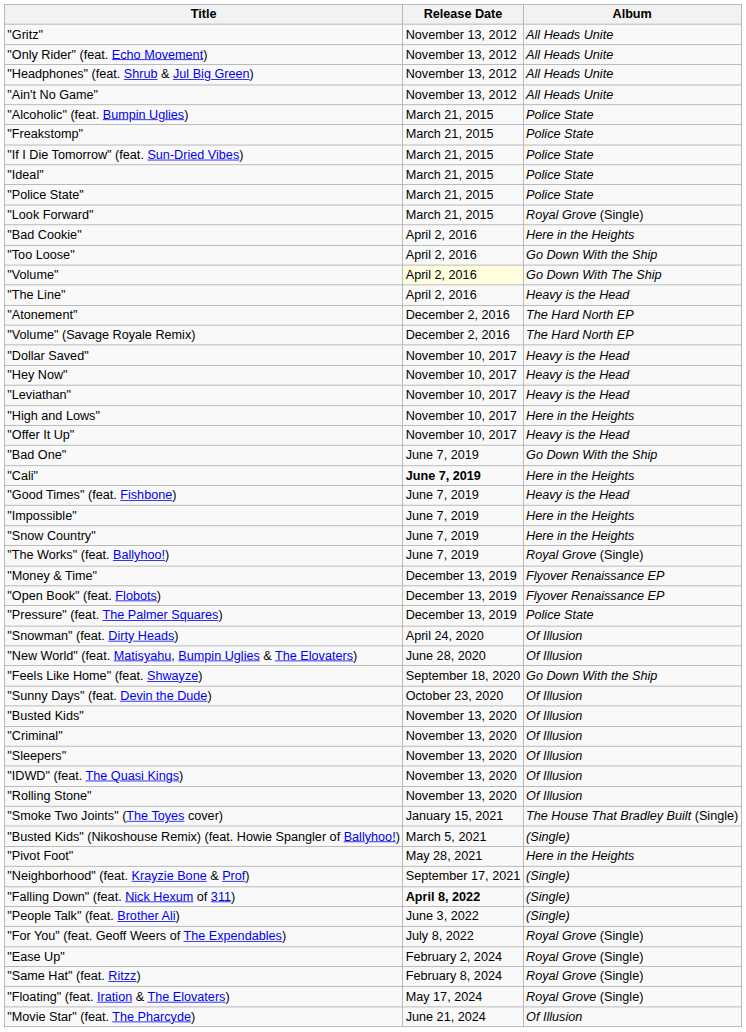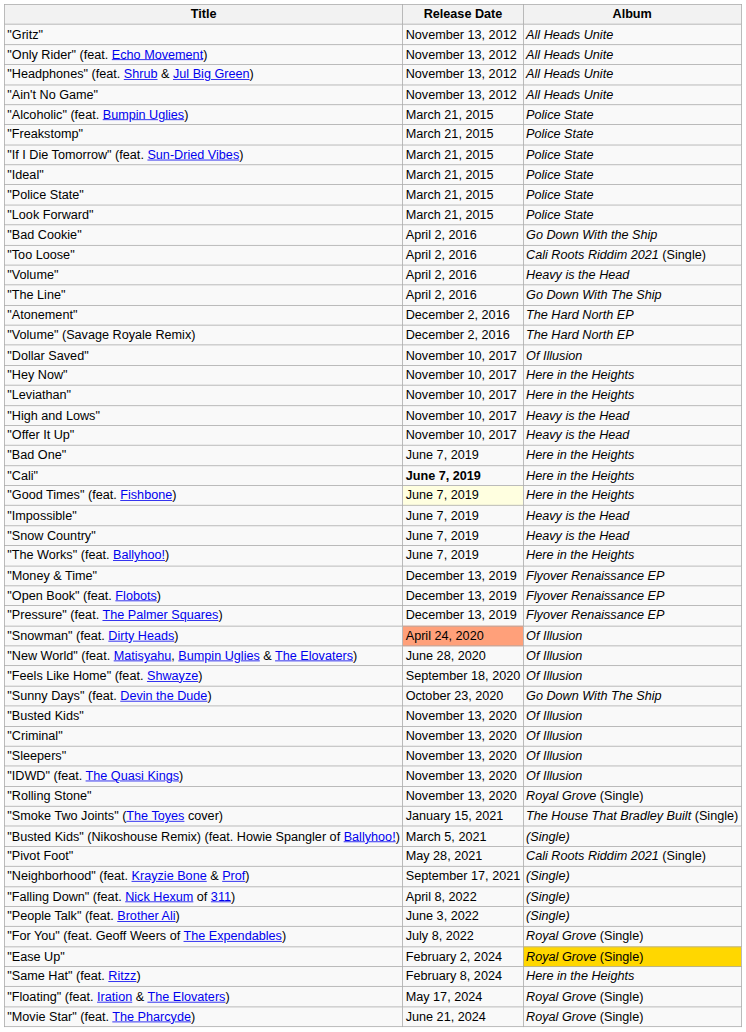(585, 214) Royal Grove (Single) -> (560, 214) Police State
(580, 235) Here in the Heights -> (592, 235) Go Down With the Ship
(592, 255) Go Down With the Ship -> (616, 255) Cali Roots Riddim 2021 (Single)
(441, 275) lightyellow background -> (441, 275) no background
(594, 275) Go Down With The Ship -> (578, 275) Heavy is the Head
(578, 295) Heavy is the Head -> (594, 295) Go Down With The Ship
(578, 355) Heavy is the Head -> (554, 355) Of Illusion
(578, 375) Heavy is the Head -> (580, 375) Here in the Heights
(578, 395) Heavy is the Head -> (580, 395) Here in the Heights
(580, 415) Here in the Heights -> (578, 415) Heavy is the Head
(592, 455) Go Down With the Ship -> (580, 455) Here in the Heights
(442, 495) no background -> (442, 495) lightyellow background
(578, 495) Heavy is the Head -> (580, 495) Here in the Heights
(580, 515) Here in the Heights -> (578, 515) Heavy is the Head
(580, 535) Here in the Heights -> (578, 535) Heavy is the Head
(585, 555) Royal Grove (Single) -> (580, 555) Here in the Heights
(560, 615) Police State -> (595, 615) Flyover Renaissance EP
(445, 635) no background -> (445, 635) lightsalmon background
(592, 676) Go Down With the Ship -> (554, 676) Of Illusion
(554, 696) Of Illusion -> (594, 696) Go Down With The Ship
(554, 796) Of Illusion -> (585, 796) Royal Grove (Single)
(580, 856) Here in the Heights -> (616, 856) Cali Roots Riddim 2021 (Single)
(443, 896) bold -> (441, 896) normal
(585, 956) no background -> (585, 956) gold background
(585, 976) Royal Grove (Single) -> (580, 976) Here in the Heights
(554, 1016) Of Illusion -> (585, 1016) Royal Grove (Single)
